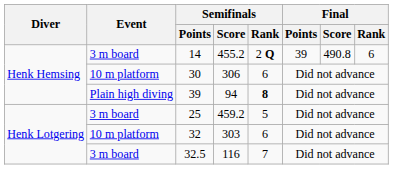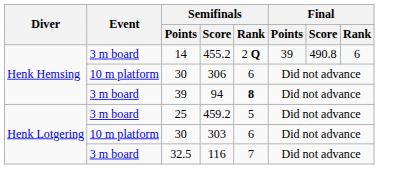(131, 94) Plain high diving -> (114, 94) 3 m board
(195, 134) 32 -> (181, 134) 30
